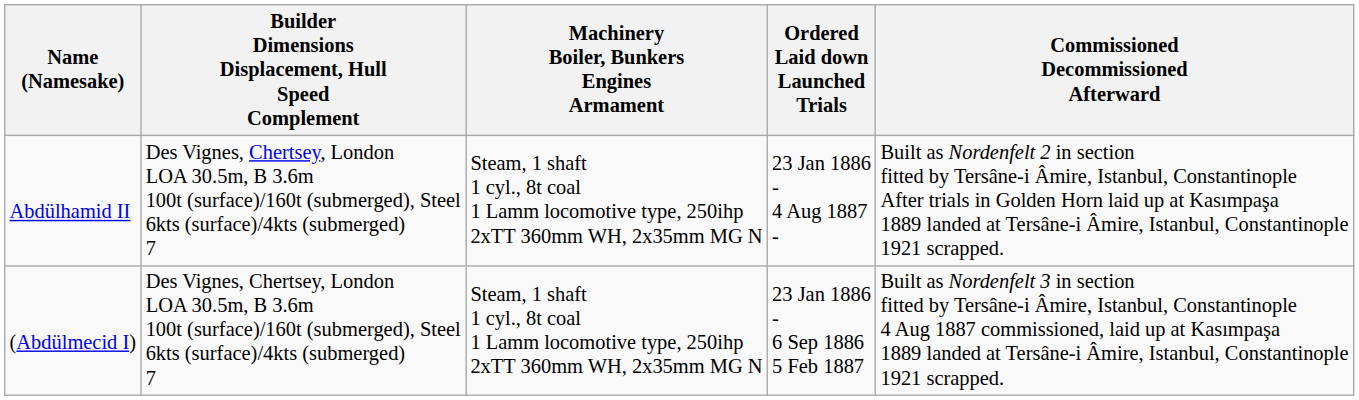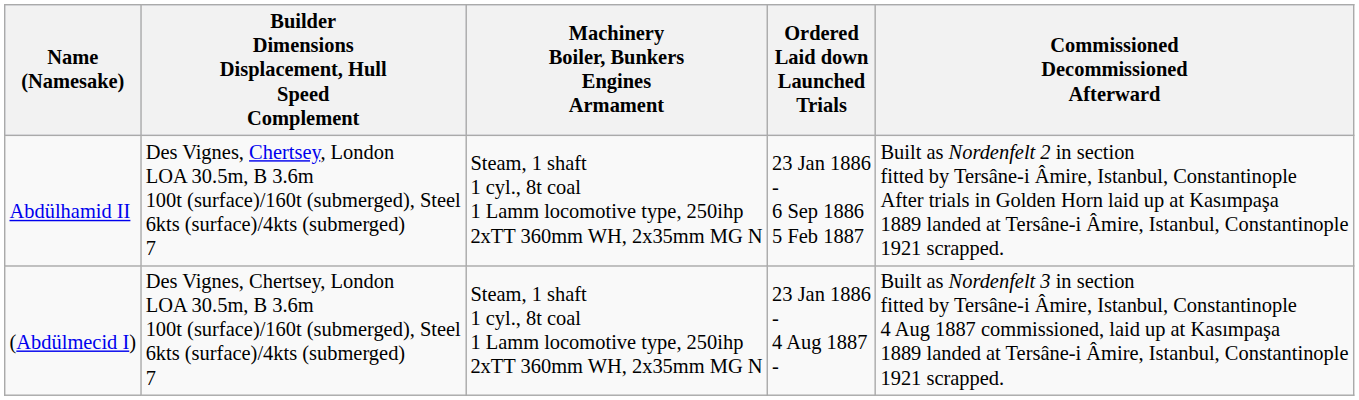(821, 200) 23 Jan 1886 - 4 Aug 1887 - -> (821, 200) 23 Jan 1886 - 6 Sep 1886 5 Feb 1887
(821, 330) 23 Jan 1886 - 6 Sep 1886 5 Feb 1887 -> (821, 330) 23 Jan 1886 - 4 Aug 1887 -
